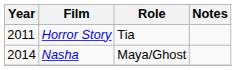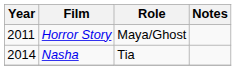(126, 34) Tia -> (152, 34) Maya/Ghost
(152, 55) Maya/Ghost -> (126, 55) Tia
